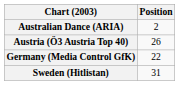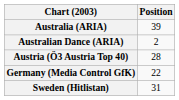+ row: (71, 27)
(156, 42) 26 -> (156, 57) 28
